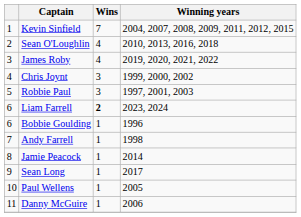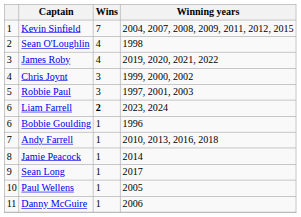(170, 44) 2010, 2013, 2016, 2018 -> (133, 44) 1998
(133, 140) 1998 -> (170, 140) 2010, 2013, 2016, 2018
